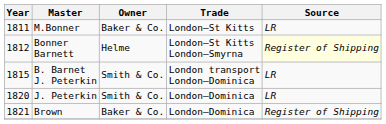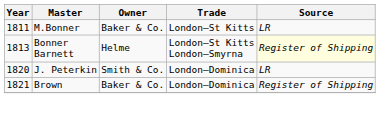(18, 49) 1812 -> (18, 49) 1813
- row: (65, 75)
